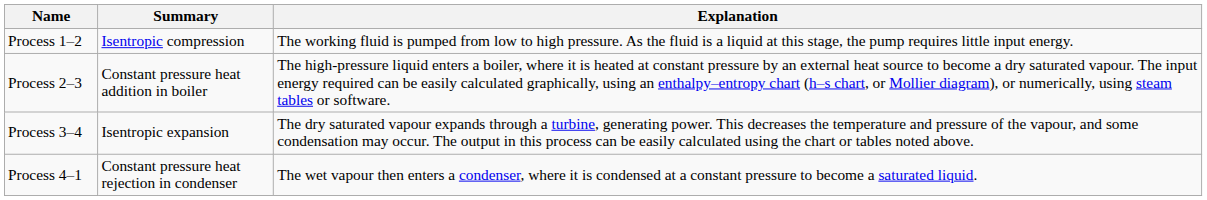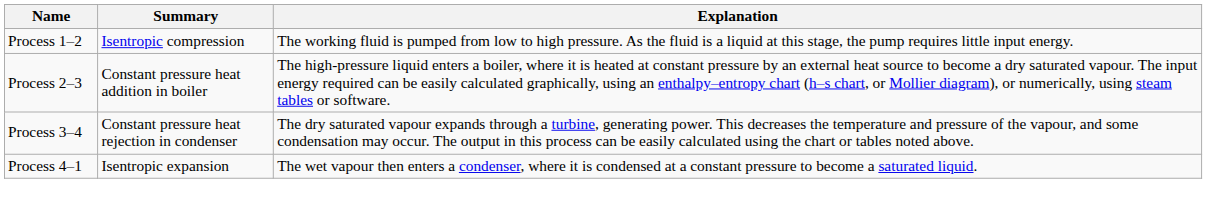(165, 132) Isentropic expansion -> (171, 132) Constant pressure heat rejection in condenser
(171, 174) Constant pressure heat rejection in condenser -> (165, 165) Isentropic expansion
